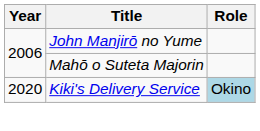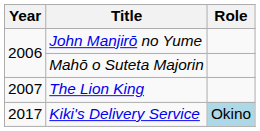+ row: (97, 89)
(25, 89) 2020 -> (25, 114) 2017
